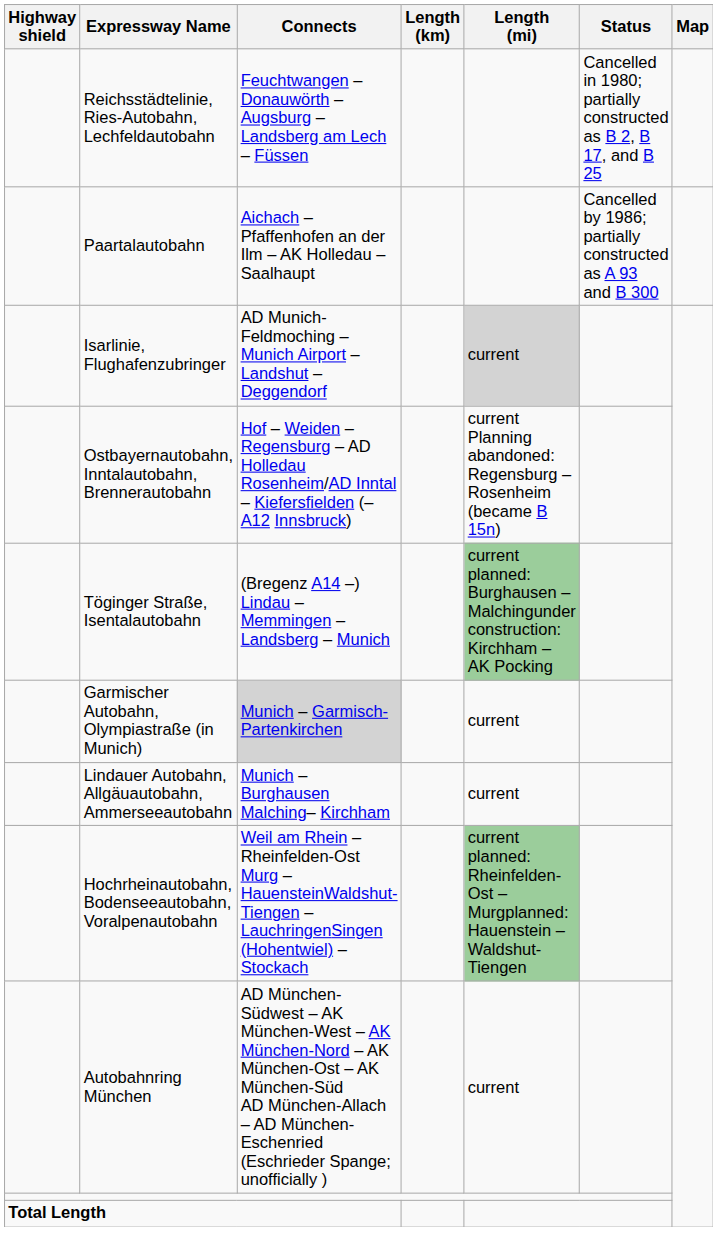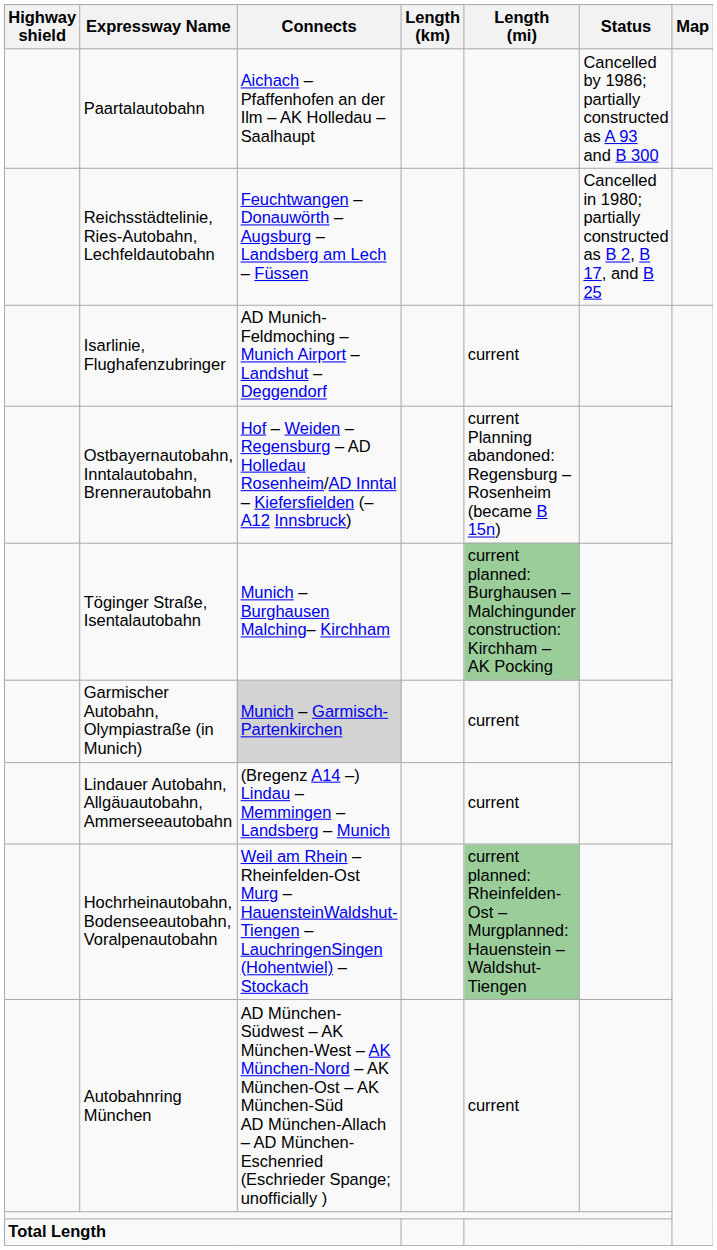rows swapped: (144, 245) <-> (149, 117)
(493, 355) lightgrey background -> (493, 355) no background
(315, 611) (Bregenz A14 –) Lindau – Memmingen – Landsberg – Munich -> (315, 611) Munich – Burghausen Malching– Kirchham
(315, 793) Munich – Burghausen Malching– Kirchham -> (315, 803) (Bregenz A14 –) Lindau – Memmingen – Landsberg – Munich
